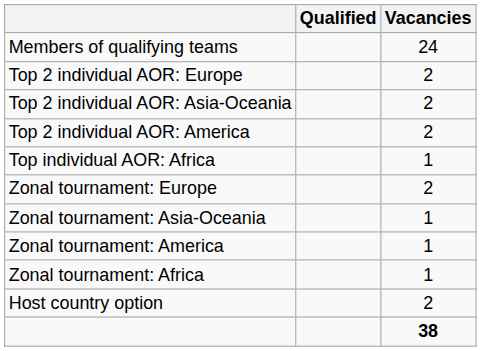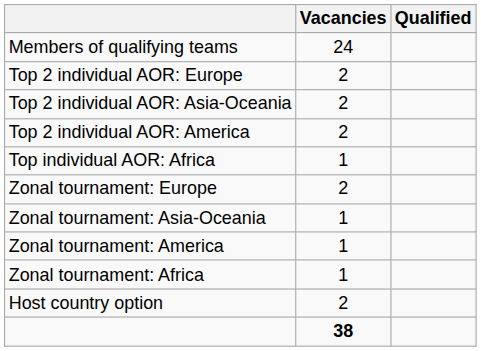columns swapped: (428, 18) <-> (338, 18)
